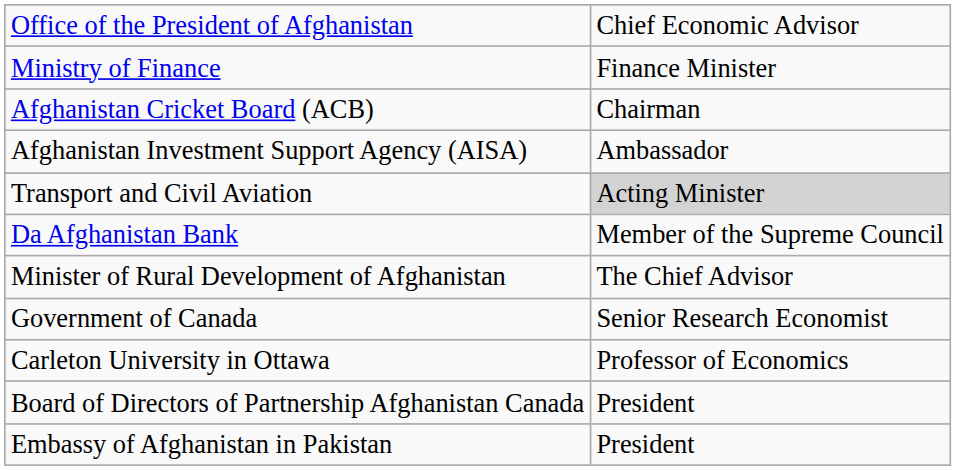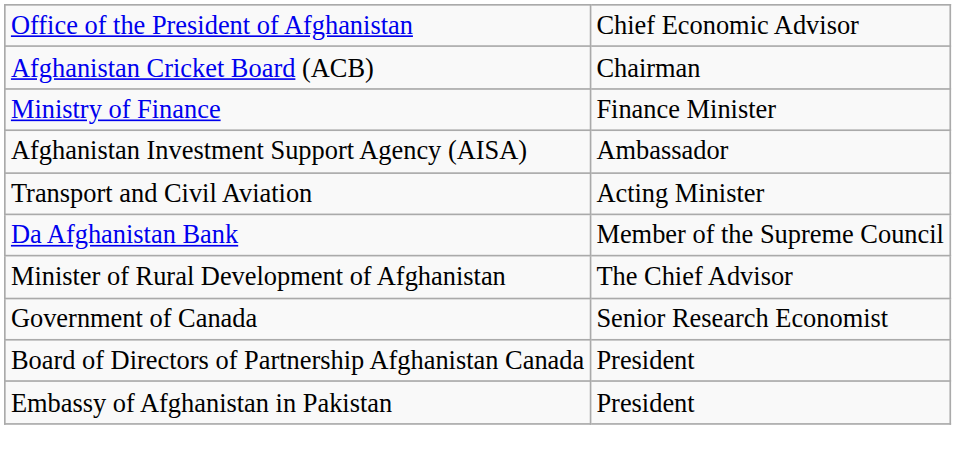rows swapped: (116, 67) <-> (192, 109)
(680, 192) lightgrey background -> (680, 192) no background
- row: (170, 360)
